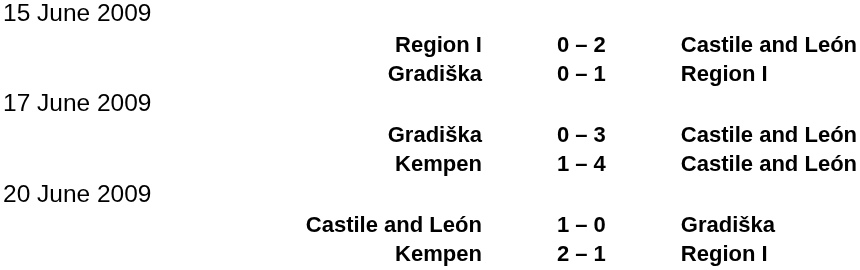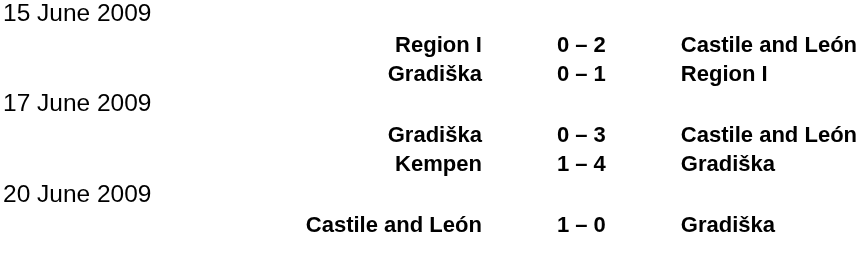(769, 163) Castile and León -> (728, 163) Gradiška
- row: (439, 254)
